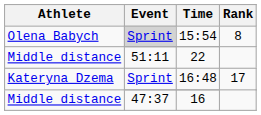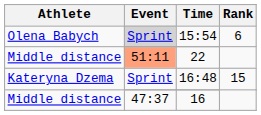(238, 36) 8 -> (238, 36) 6
(150, 57) no background -> (150, 57) lightsalmon background
(238, 79) 17 -> (238, 79) 15
